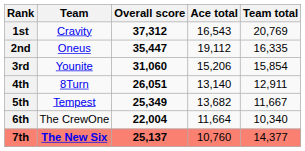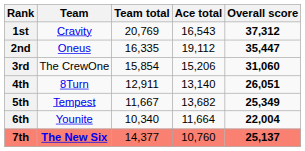columns swapped: (271, 13) <-> (150, 13)
(74, 66) Younite -> (74, 66) The CrewOne
(74, 119) The CrewOne -> (74, 119) Younite
